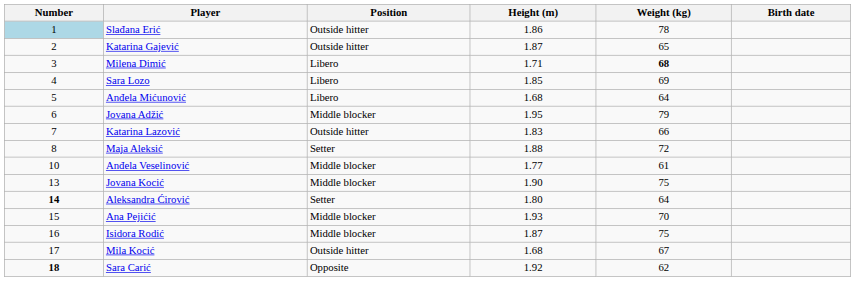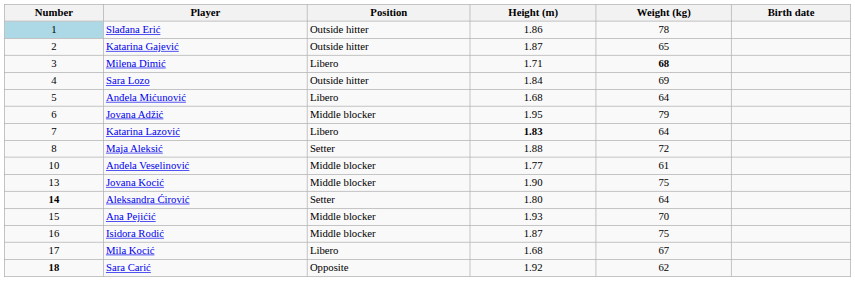(324, 81) Libero -> (339, 81) Outside hitter
(533, 81) 1.85 -> (533, 81) 1.84
(339, 132) Outside hitter -> (324, 132) Libero
(533, 132) normal -> (533, 132) bold
(664, 132) 66 -> (664, 132) 64
(339, 251) Outside hitter -> (324, 251) Libero
